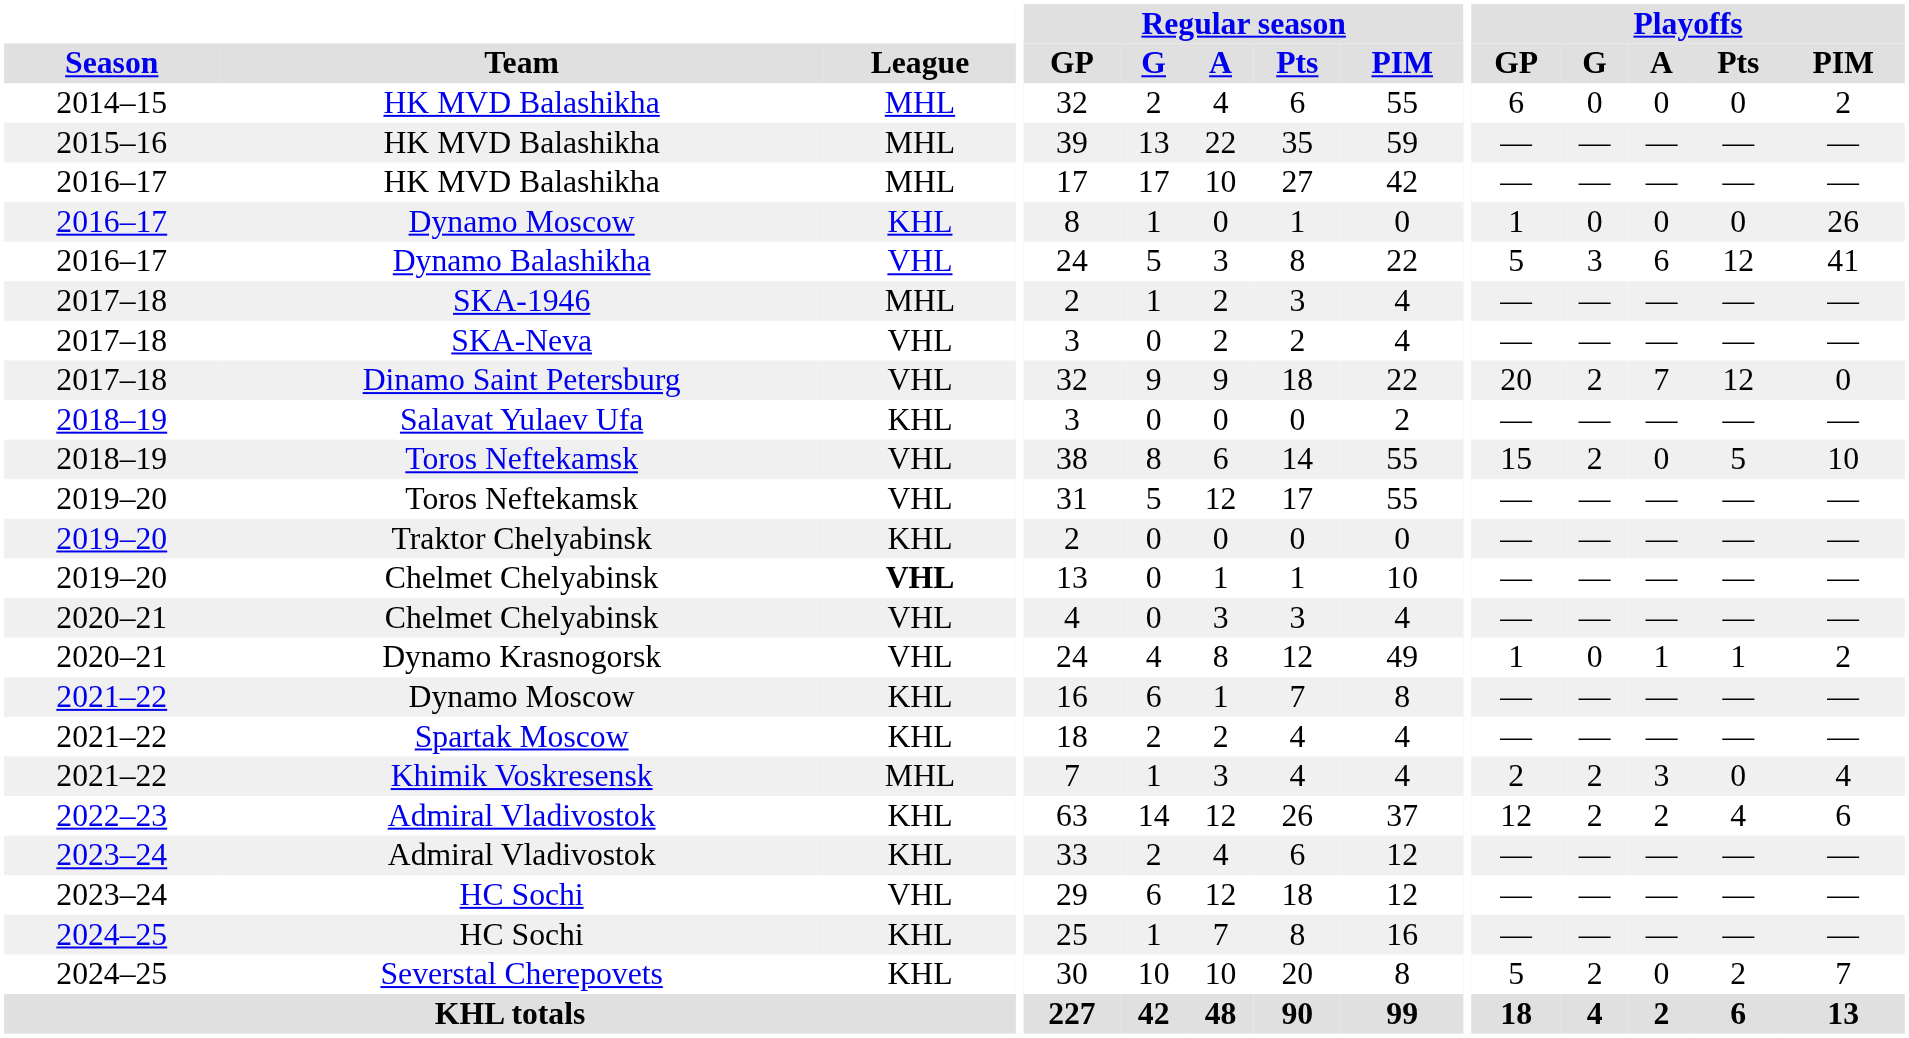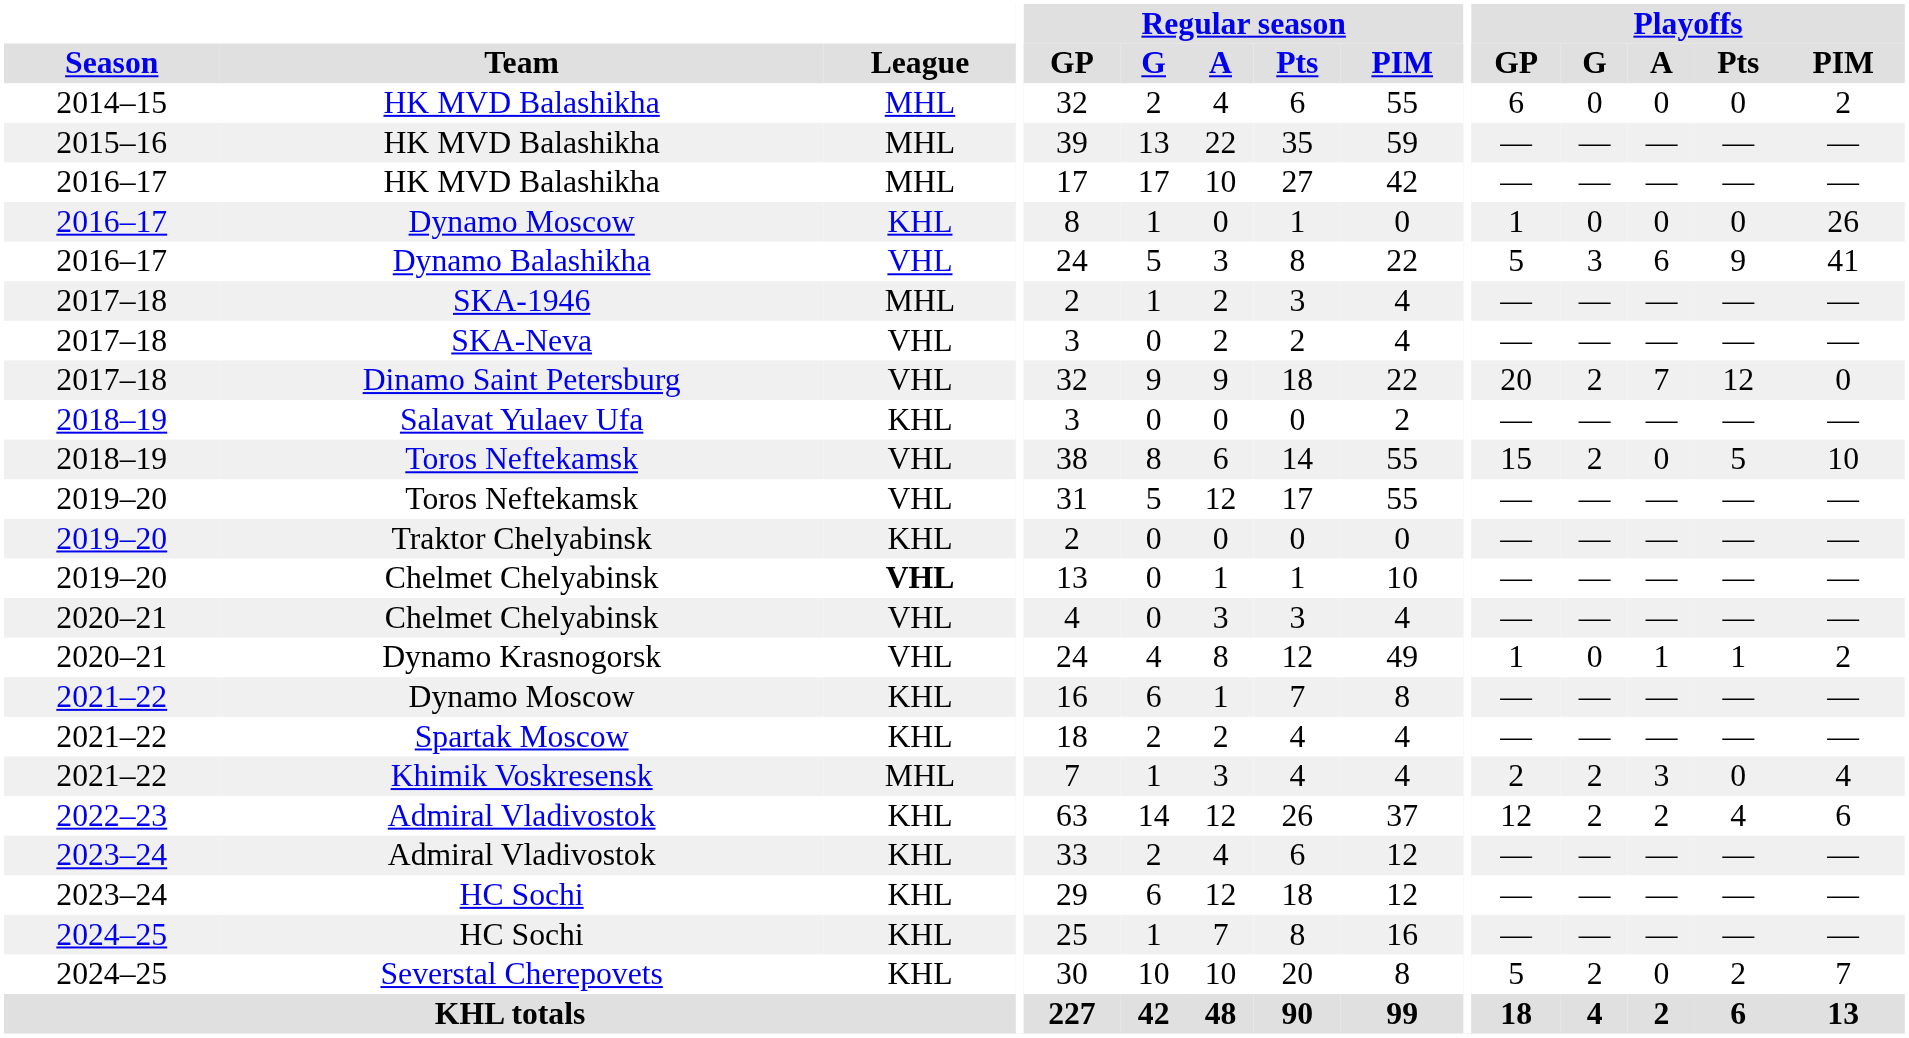(1738, 260) 12 -> (1738, 260) 9
(920, 894) VHL -> (920, 894) KHL
